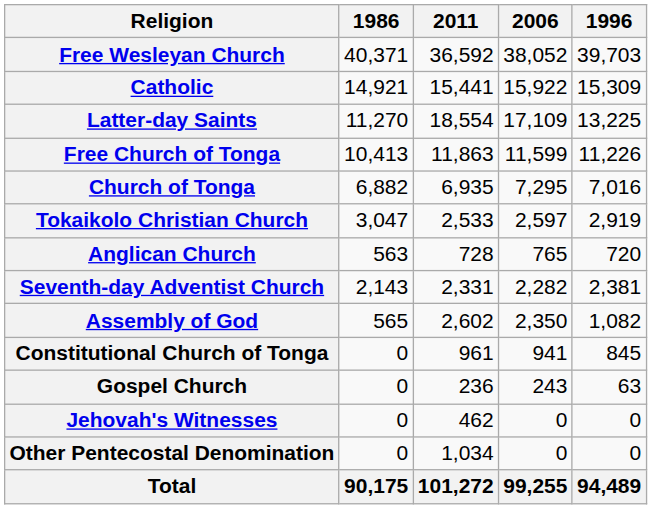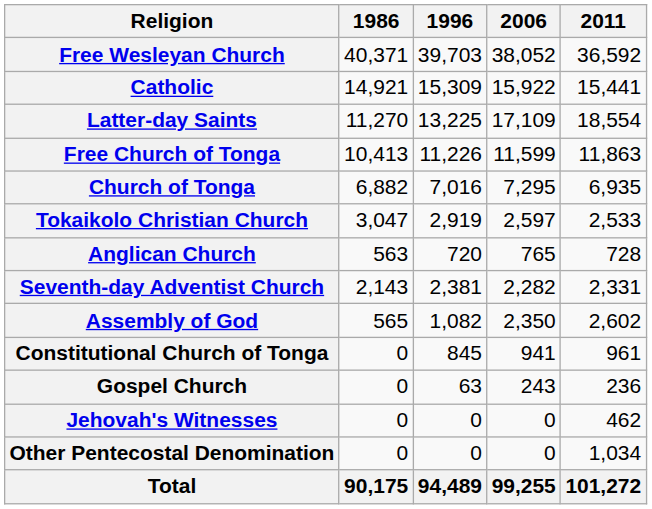columns swapped: (609, 21) <-> (456, 21)
